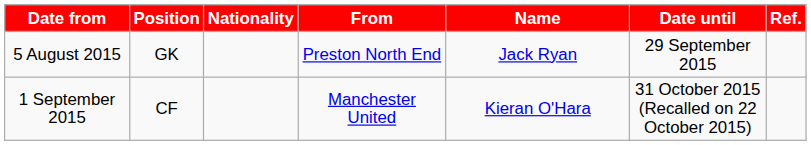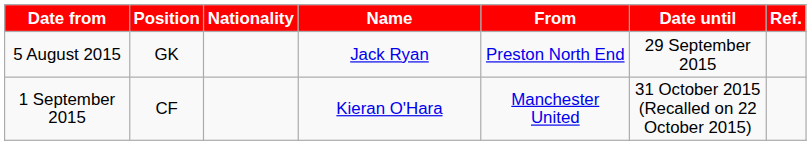columns swapped: (538, 18) <-> (372, 18)
